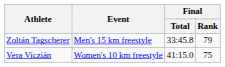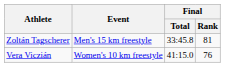(208, 41) 79 -> (208, 41) 81
(208, 55) 75 -> (208, 55) 76
